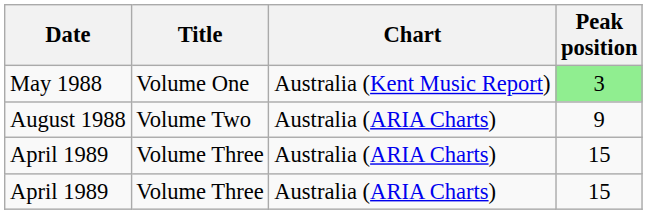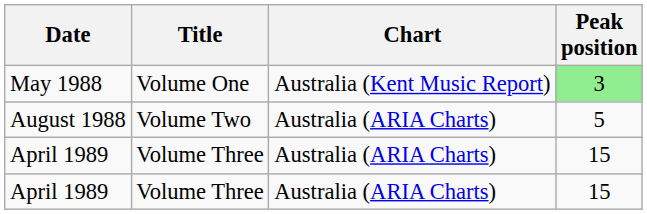(599, 119) 9 -> (599, 119) 5
